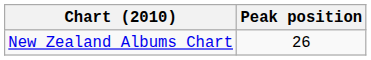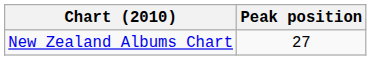(301, 43) 26 -> (301, 43) 27
